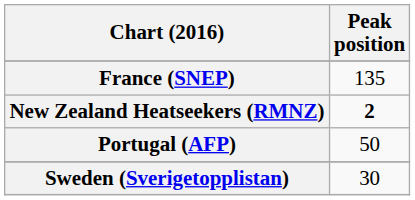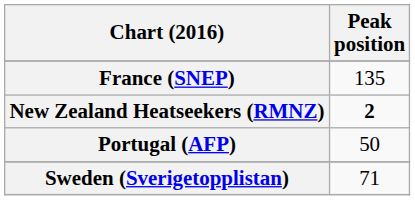(370, 177) 30 -> (370, 177) 71
